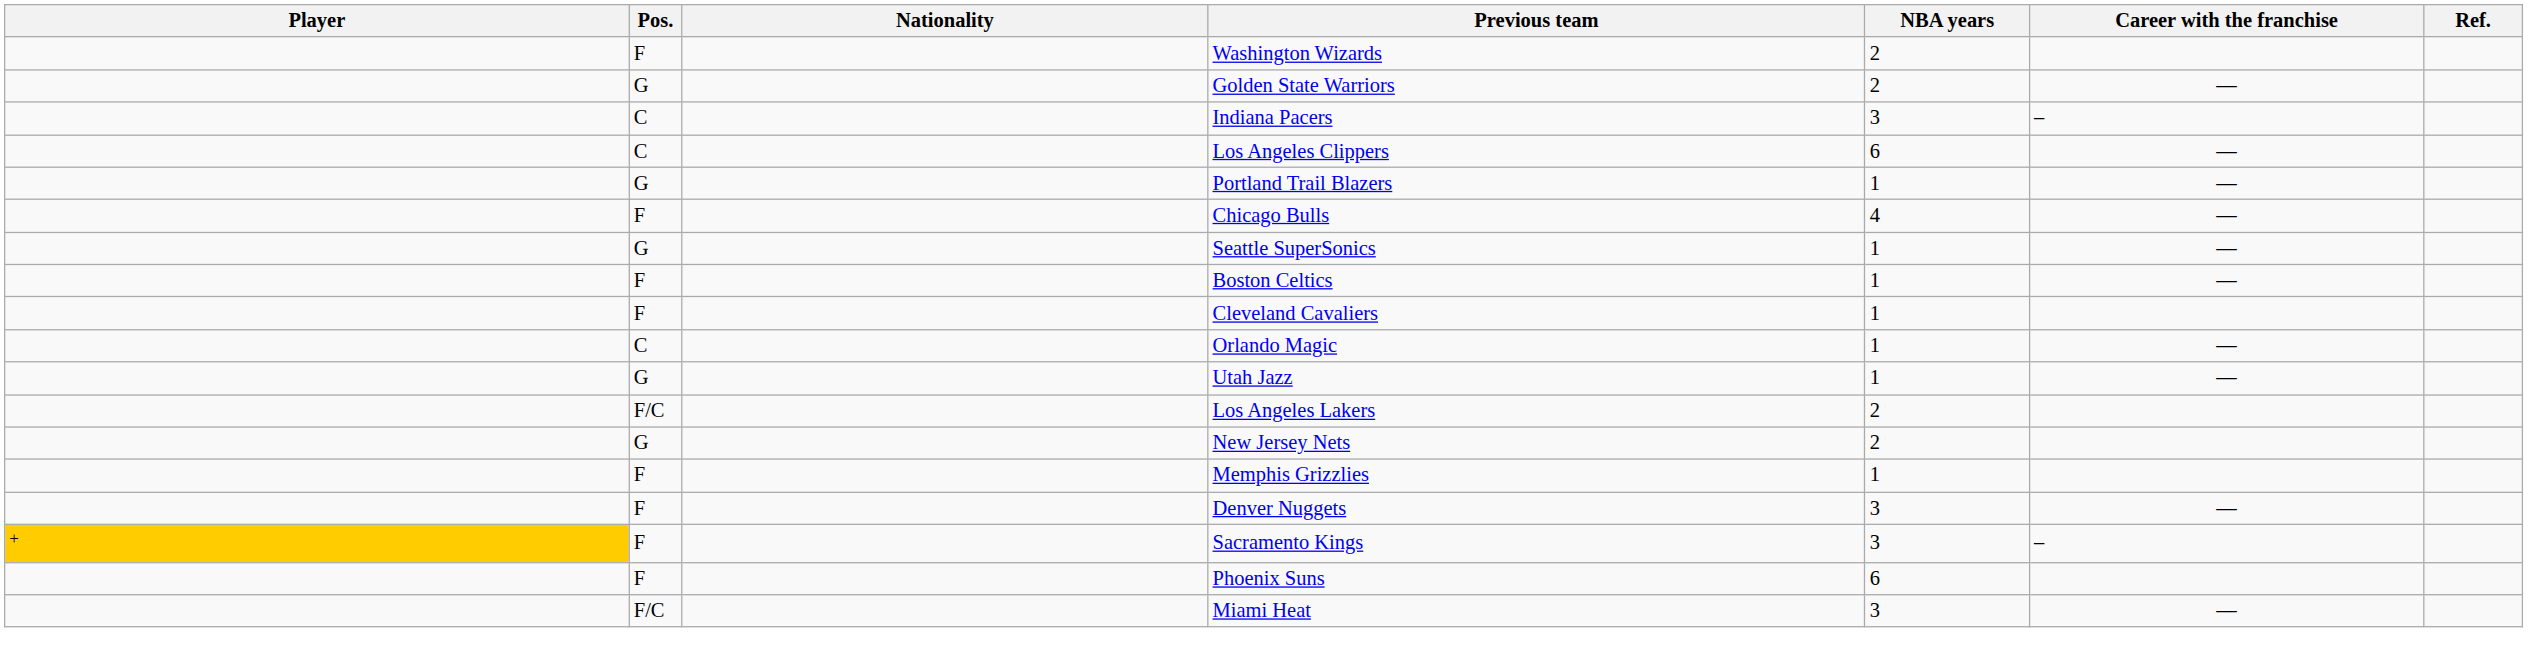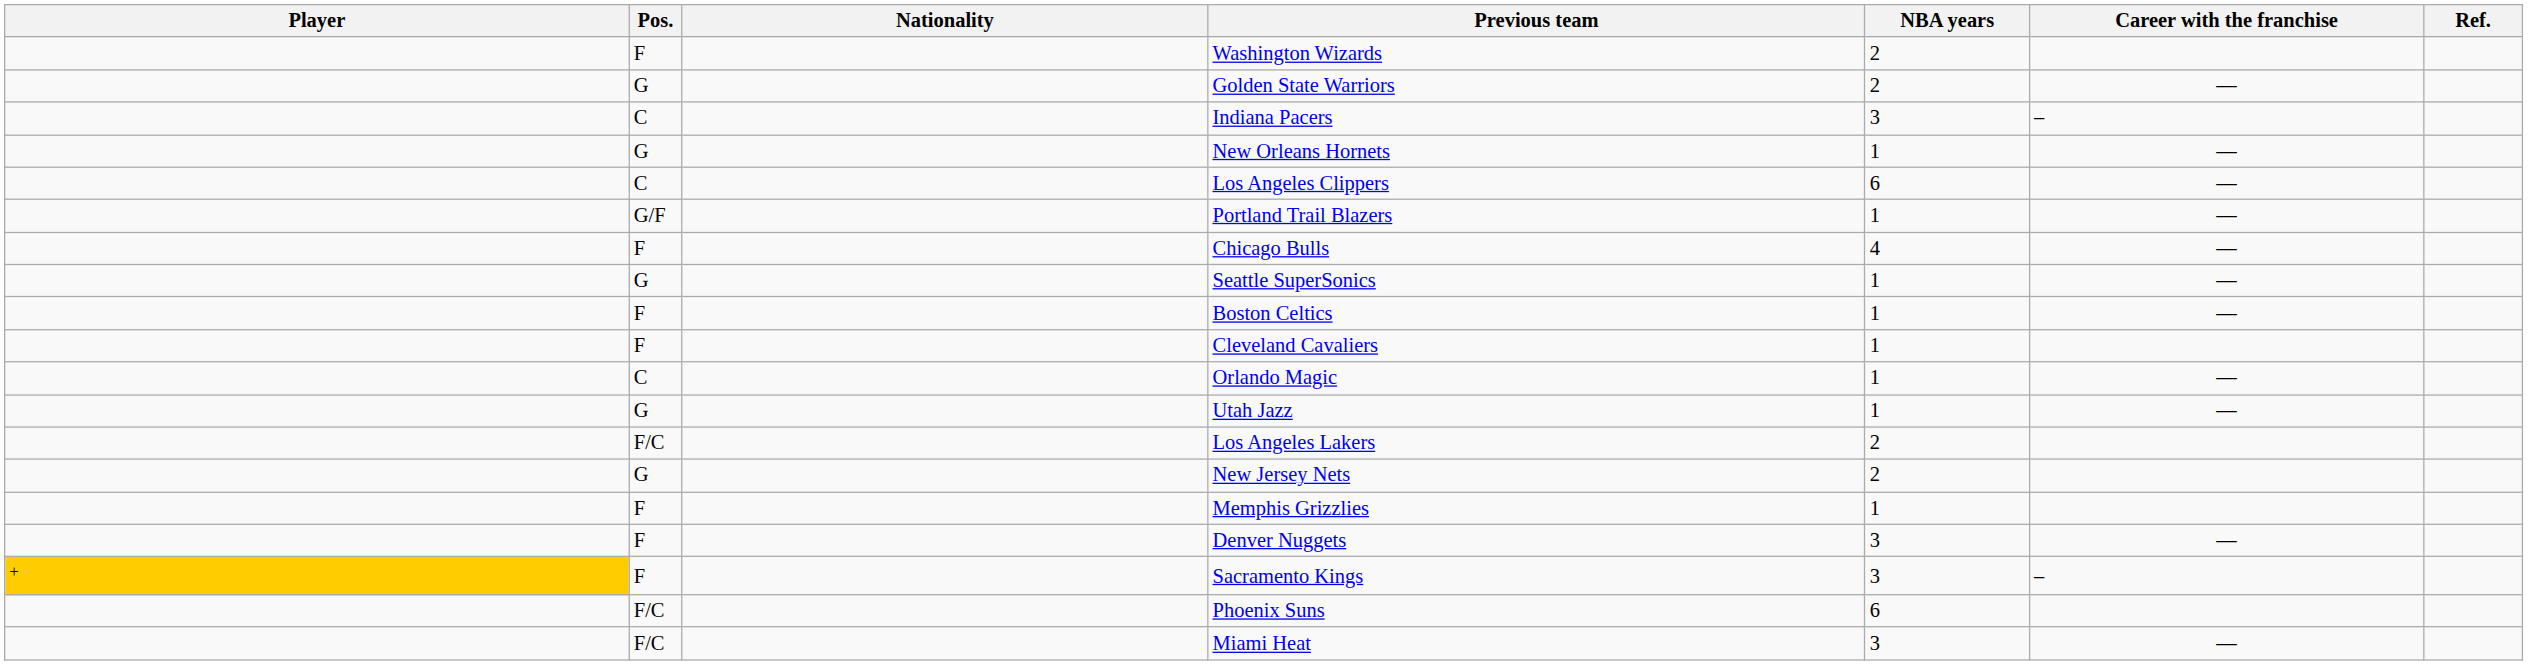+ row: (1301, 150)
(641, 183) G -> (650, 215) G/F
(639, 578) F -> (649, 610) F/C
